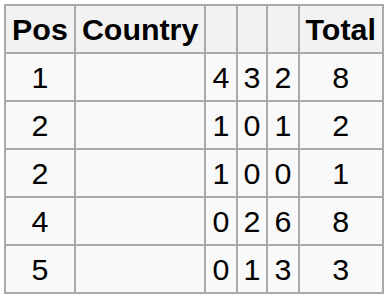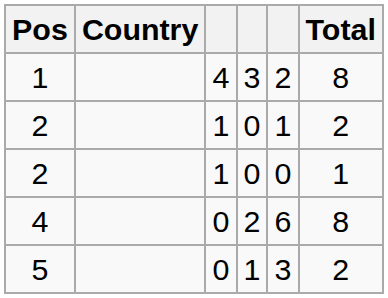(341, 270) 3 -> (341, 270) 2
